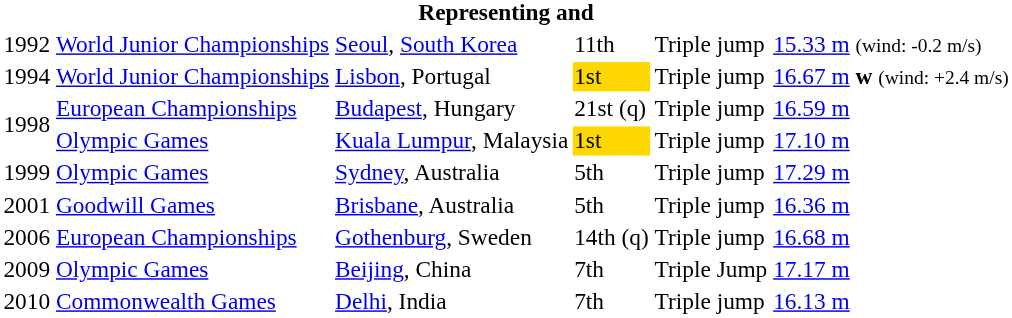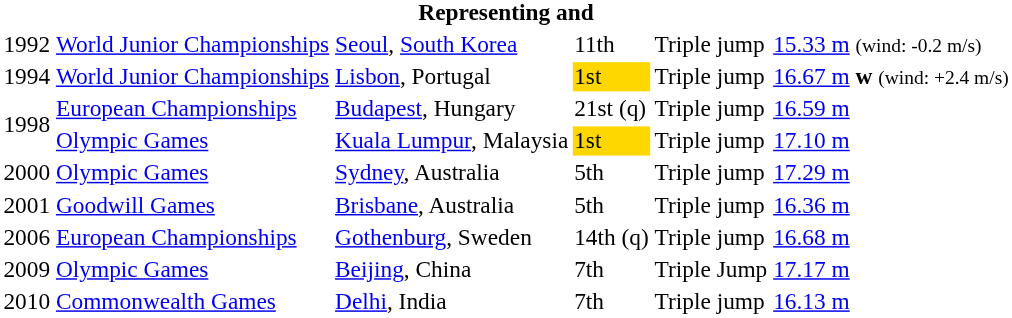(27, 172) 1999 -> (27, 172) 2000
